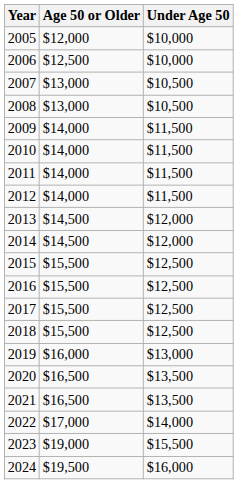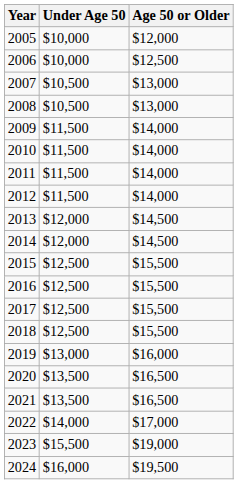columns swapped: (188, 15) <-> (91, 15)
